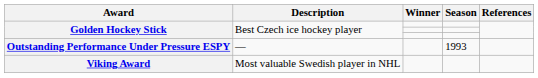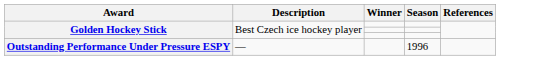(456, 47) 1993 -> (417, 47) 1996
- row: (118, 64)
